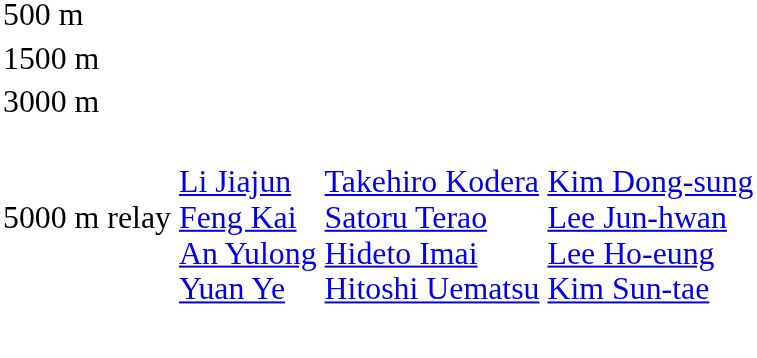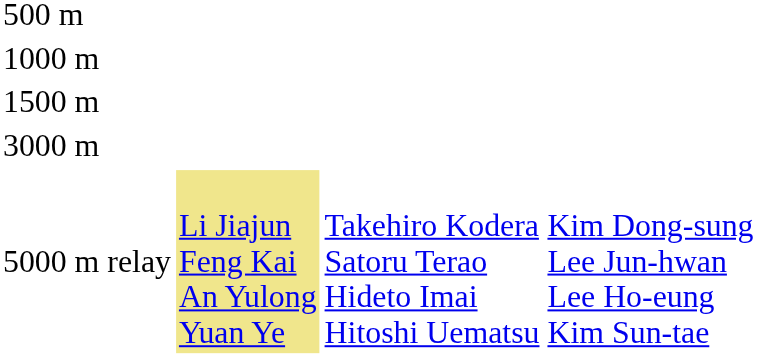+ row: (51, 58)
(248, 235) no background -> (248, 279) khaki background
